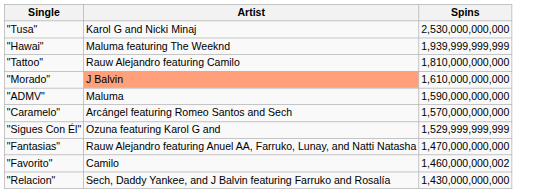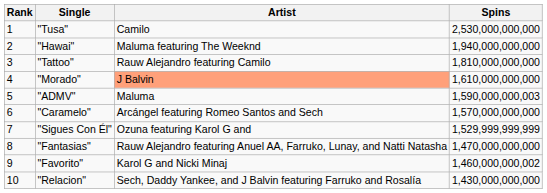+ column: (20, 12)
(141, 29) Karol G and Nicki Minaj -> (133, 29) Camilo
(465, 46) 1,939,999,999,999 -> (496, 46) 1,940,000,000,000
(465, 96) 1,590,000,000,000 -> (496, 96) 1,590,000,000,003
(102, 163) Camilo -> (172, 163) Karol G and Nicki Minaj
